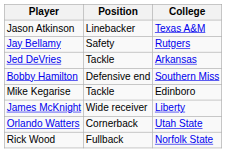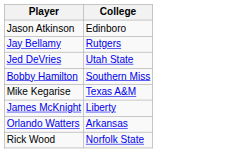- column: (118, 12)
(180, 28) Texas A&M -> (106, 28) Edinboro
(176, 60) Arkansas -> (110, 60) Utah State
(175, 92) Edinboro -> (111, 92) Texas A&M
(179, 124) Utah State -> (107, 124) Arkansas
